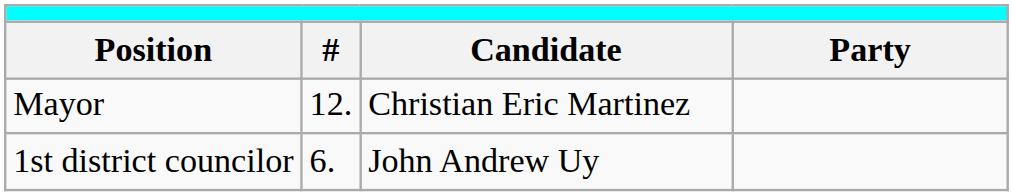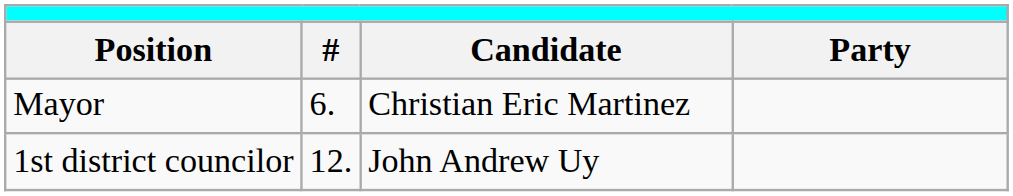(331, 105) 12. -> (322, 105) 6.
(322, 161) 6. -> (331, 161) 12.
